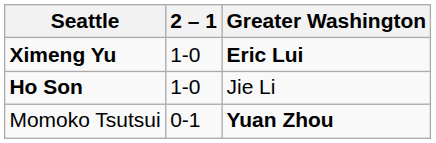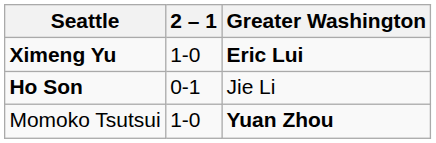(185, 87) 1-0 -> (185, 87) 0-1
(185, 120) 0-1 -> (185, 120) 1-0
